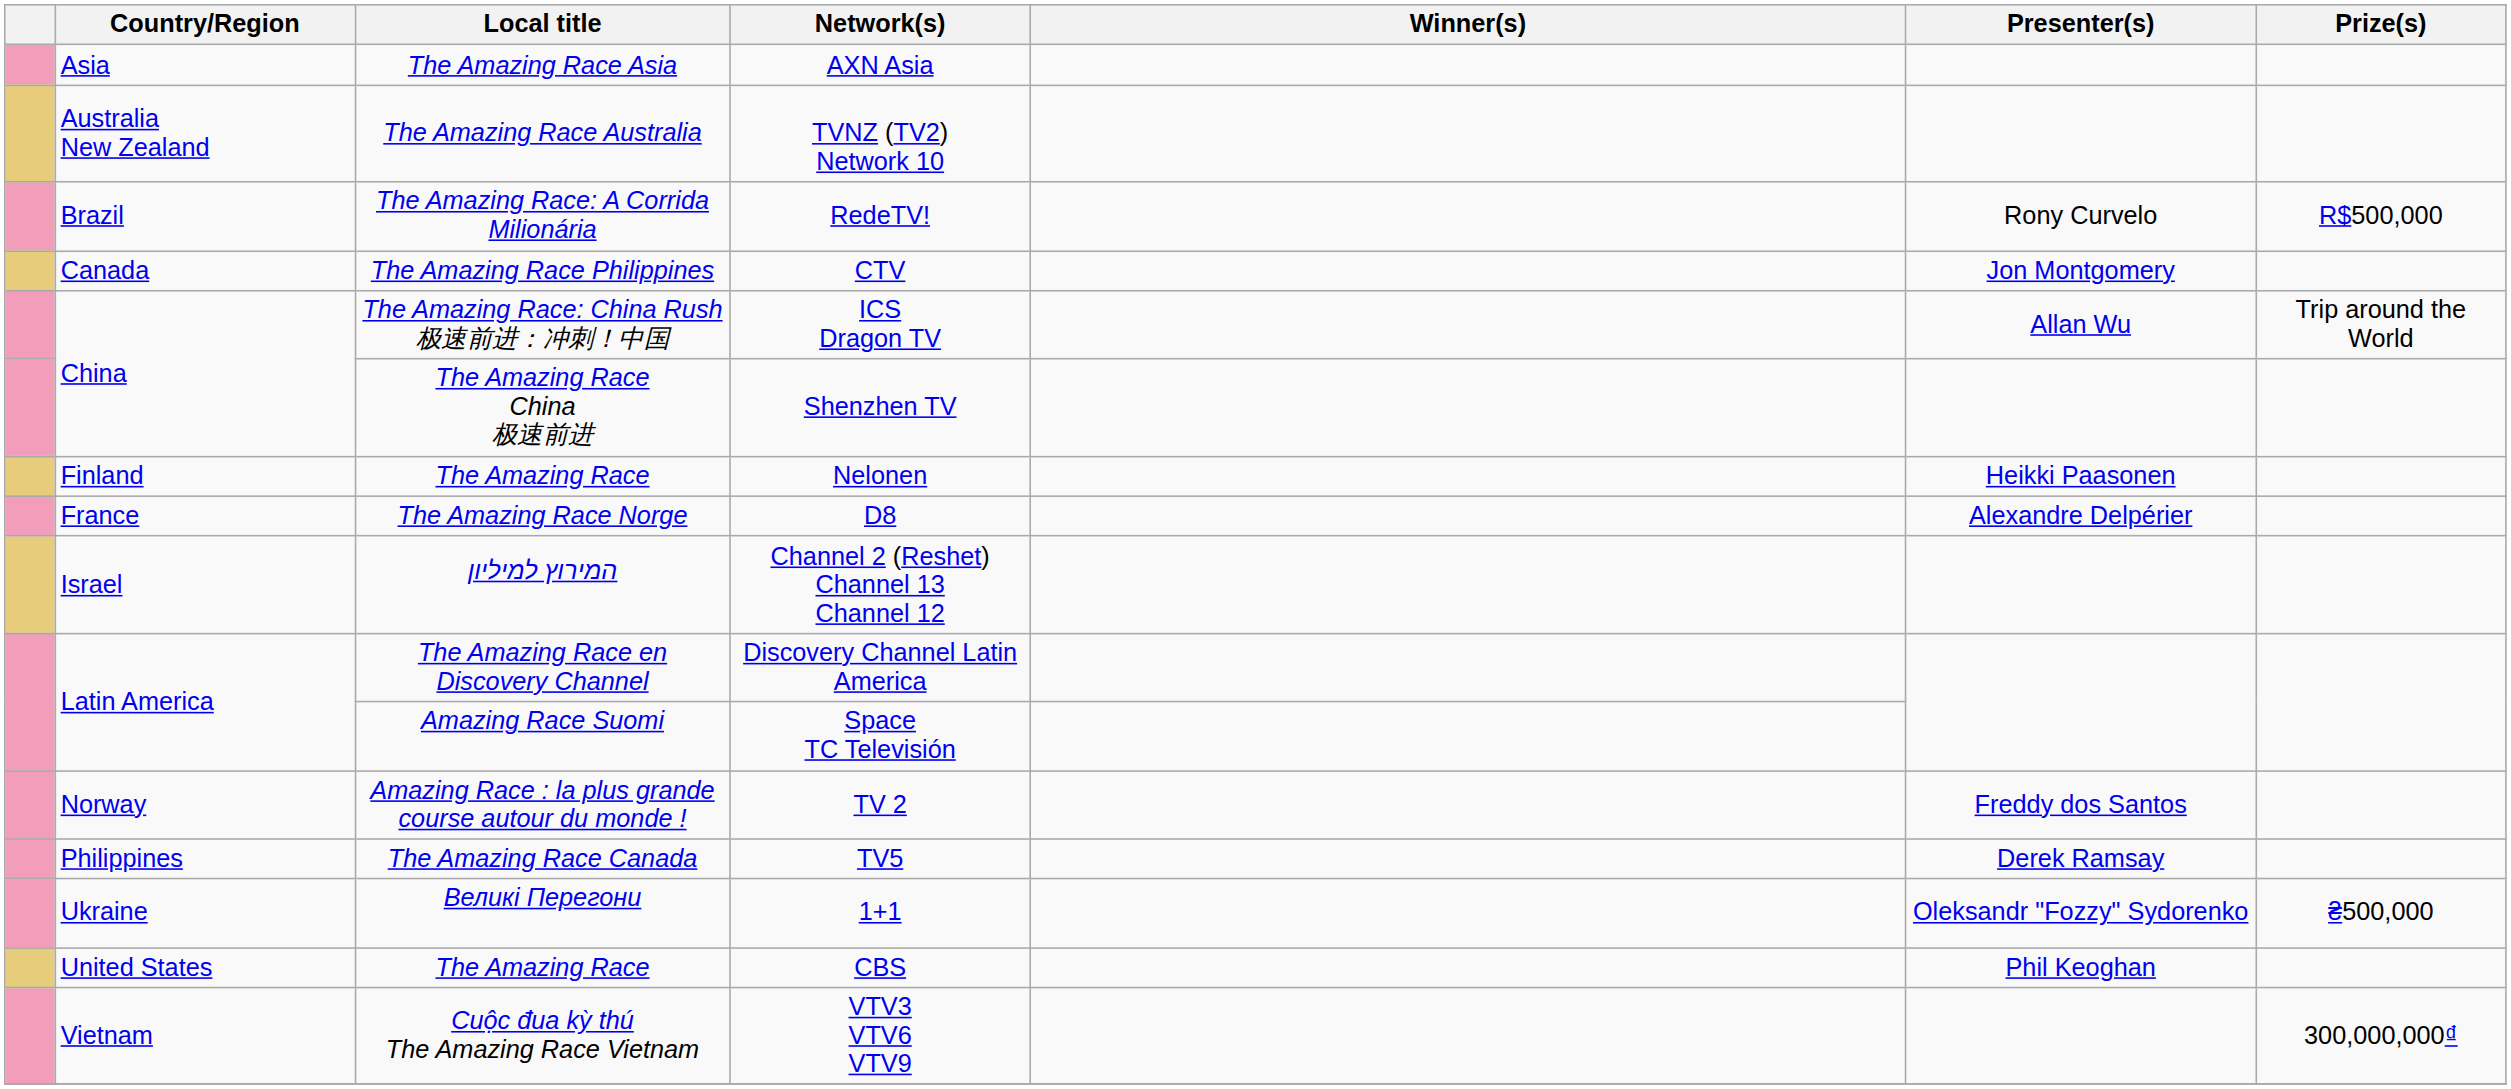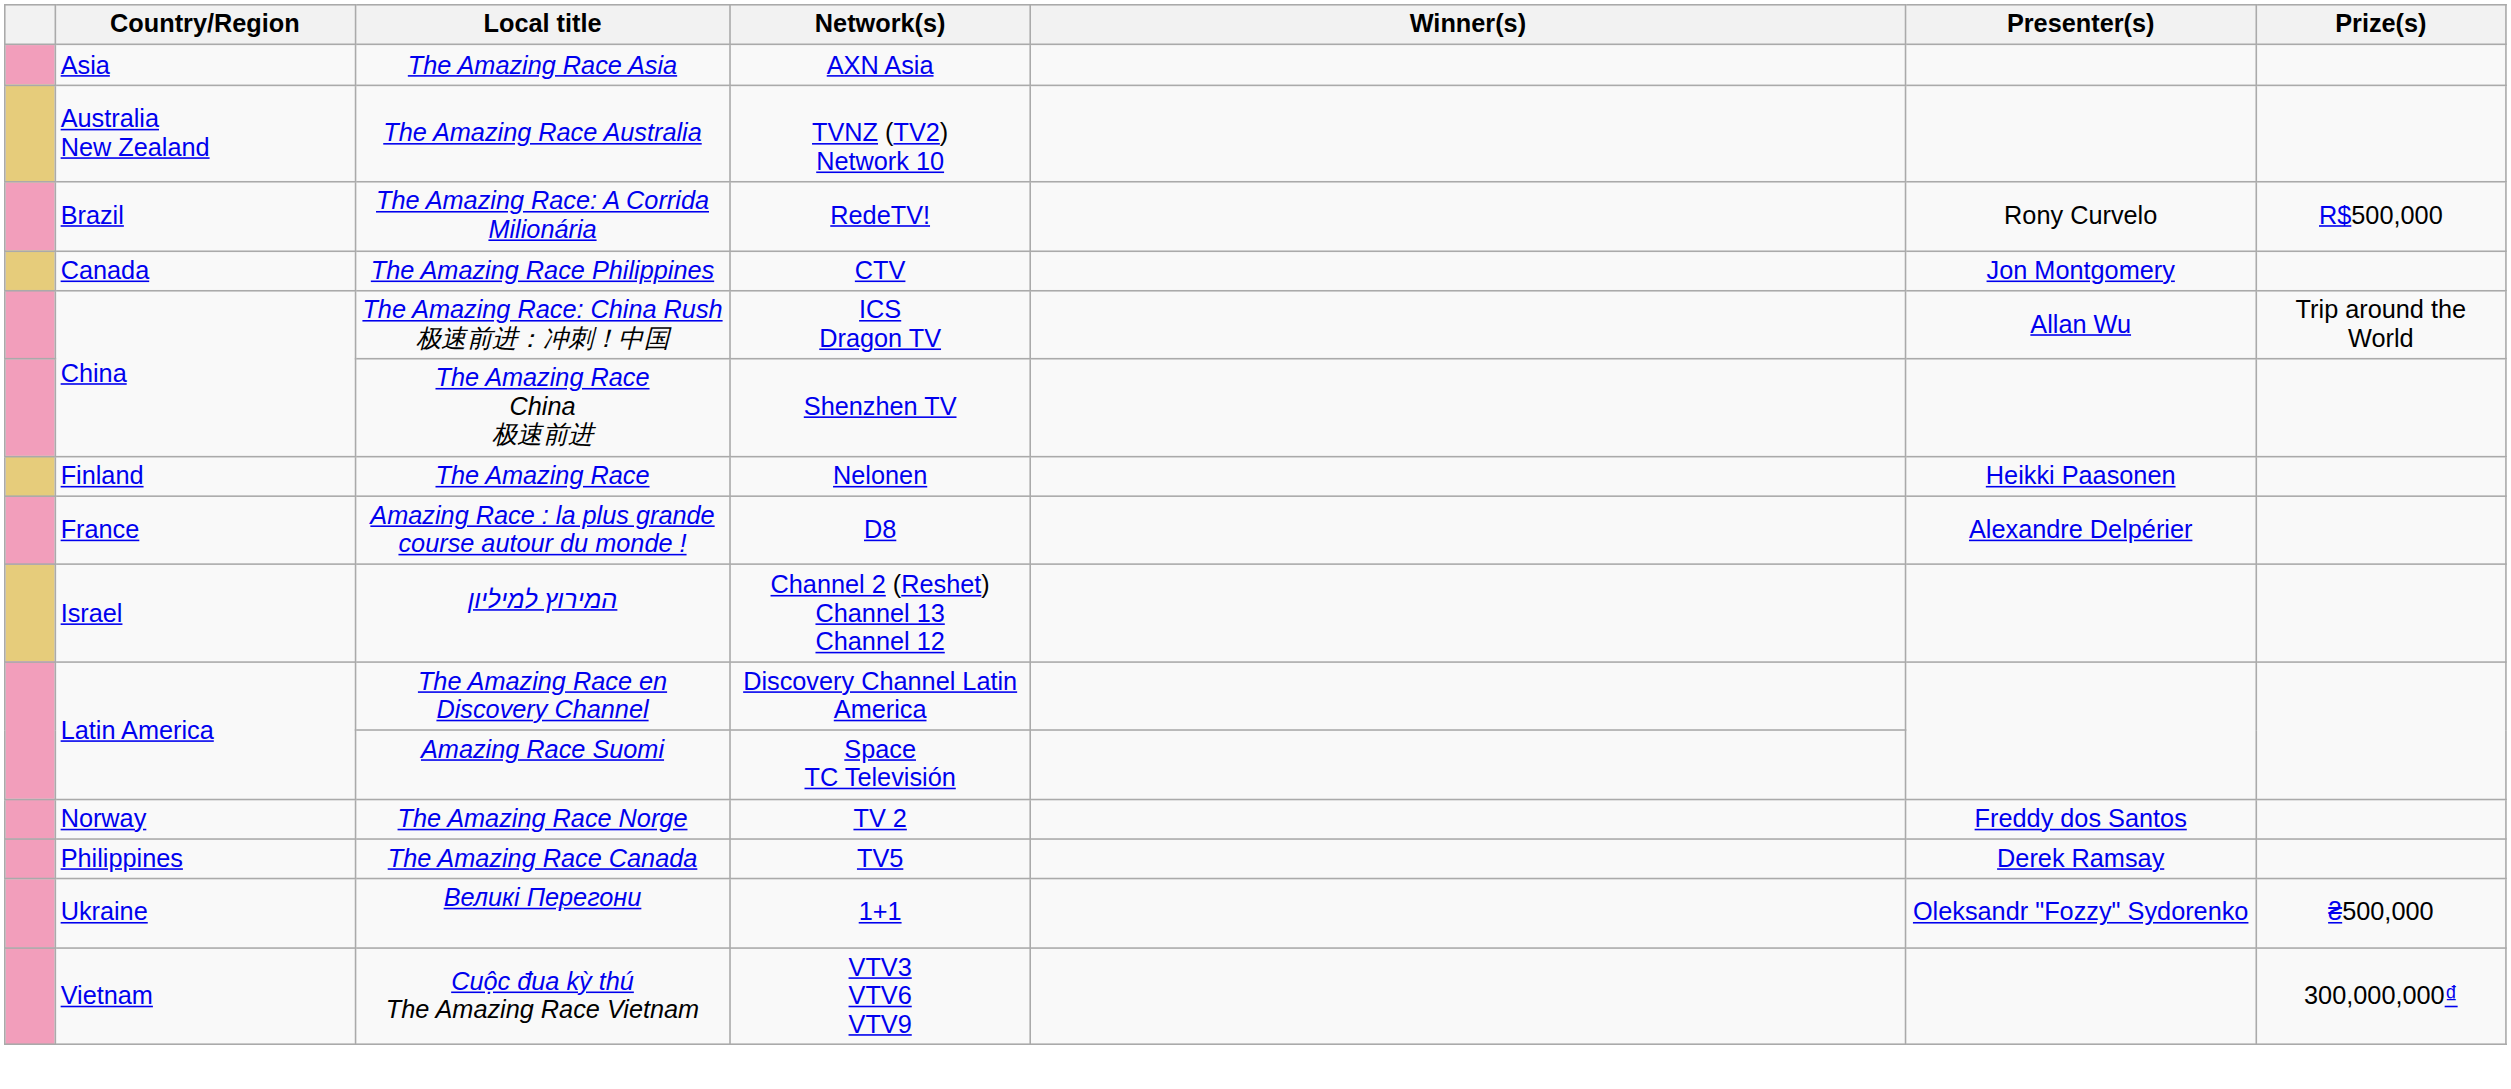(543, 515) The Amazing Race Norge -> (543, 530) Amazing Race : la plus grande course autour du monde !
(543, 804) Amazing Race : la plus grande course autour du monde ! -> (543, 818) The Amazing Race Norge
- row: (880, 967)
